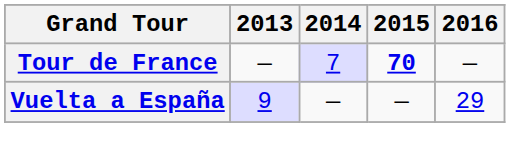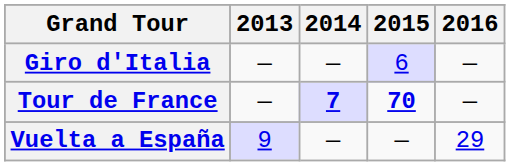+ row: (118, 63)
(333, 63) normal -> (333, 102) bold
